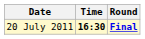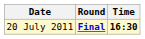columns swapped: (92, 12) <-> (124, 12)
